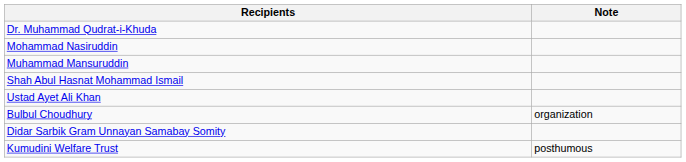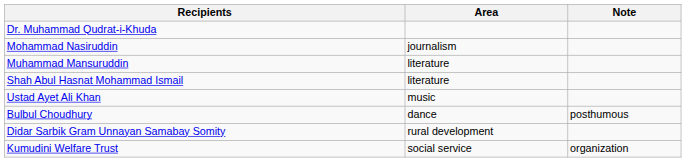+ column: (486, 13)
(563, 115) organization -> (599, 115) posthumous
(563, 149) posthumous -> (599, 149) organization
